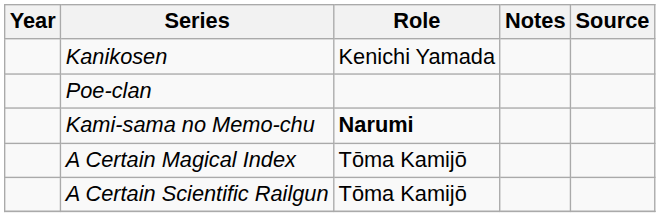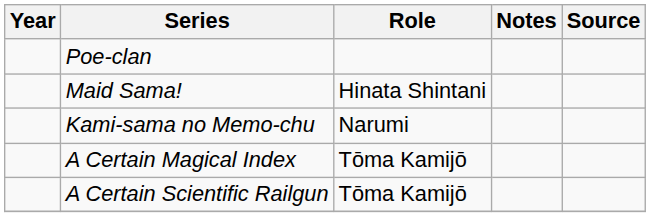- row: (117, 56)
+ row: (124, 90)
(376, 125) bold -> (374, 125) normal
